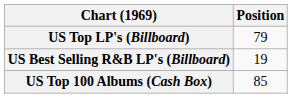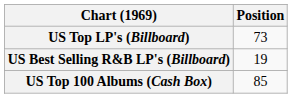(260, 37) 79 -> (260, 37) 73
